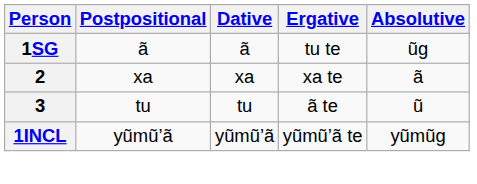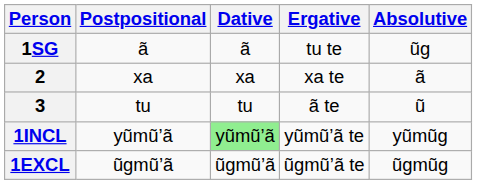(245, 135) no background -> (245, 135) lightgreen background
+ row: (40, 164)
